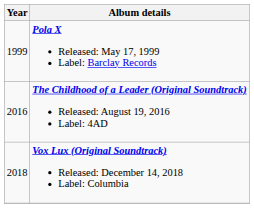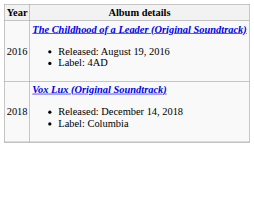- row: (140, 46)
